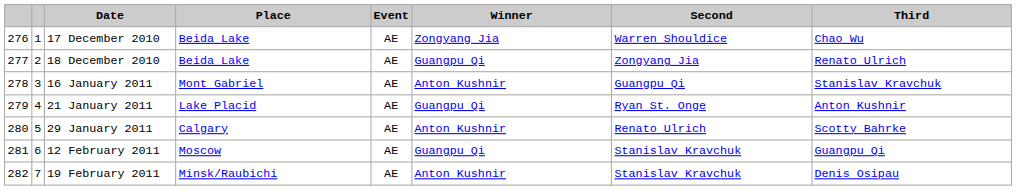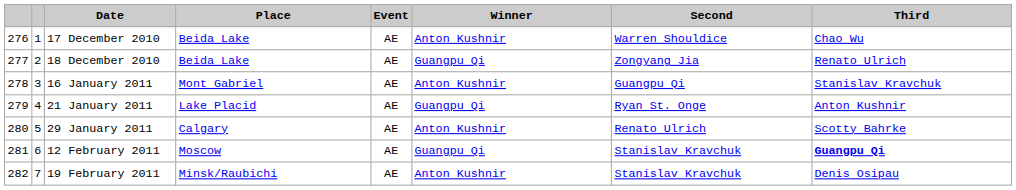(457, 39) Zongyang Jia -> (460, 39) Anton Kushnir
(850, 151) normal -> (850, 151) bold
